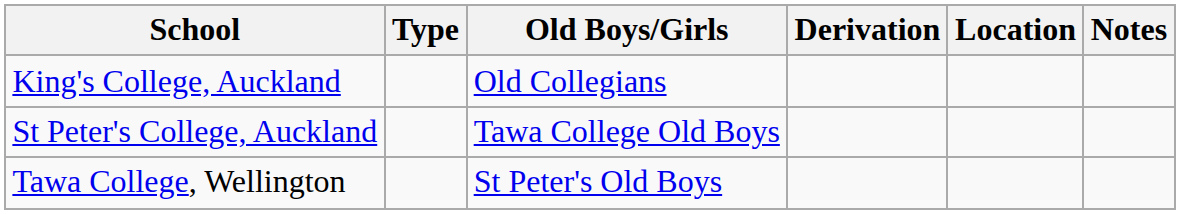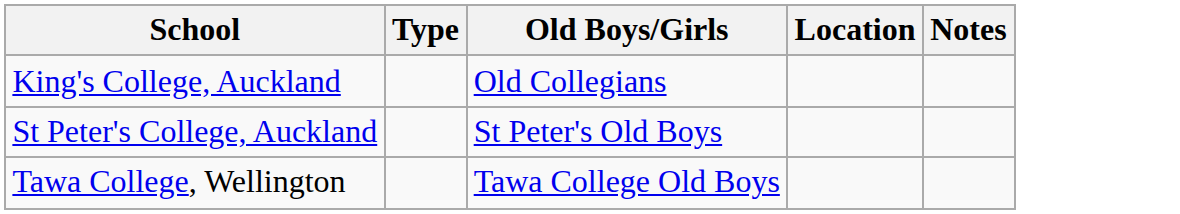- column: (867, 29)
(627, 131) Tawa College Old Boys -> (598, 131) St Peter's Old Boys
(598, 182) St Peter's Old Boys -> (627, 182) Tawa College Old Boys
